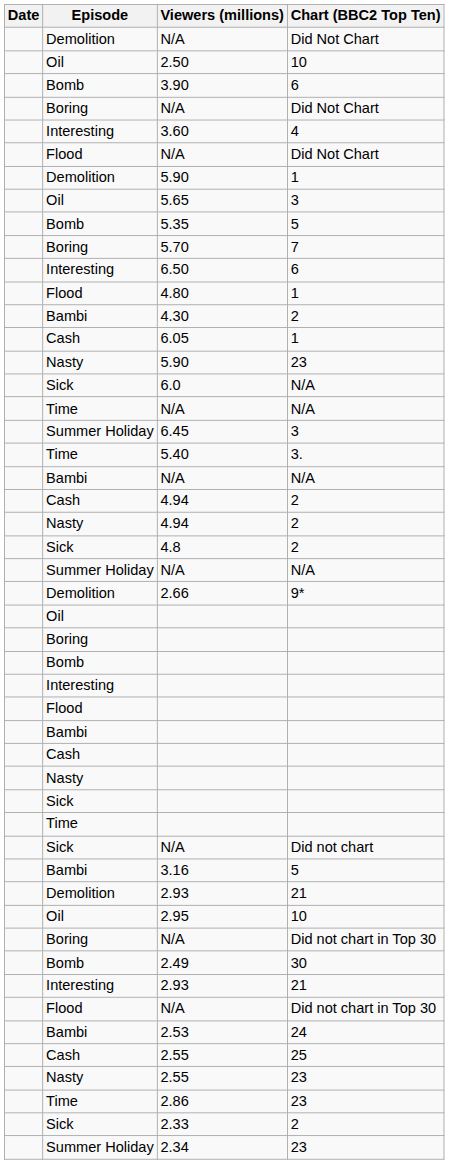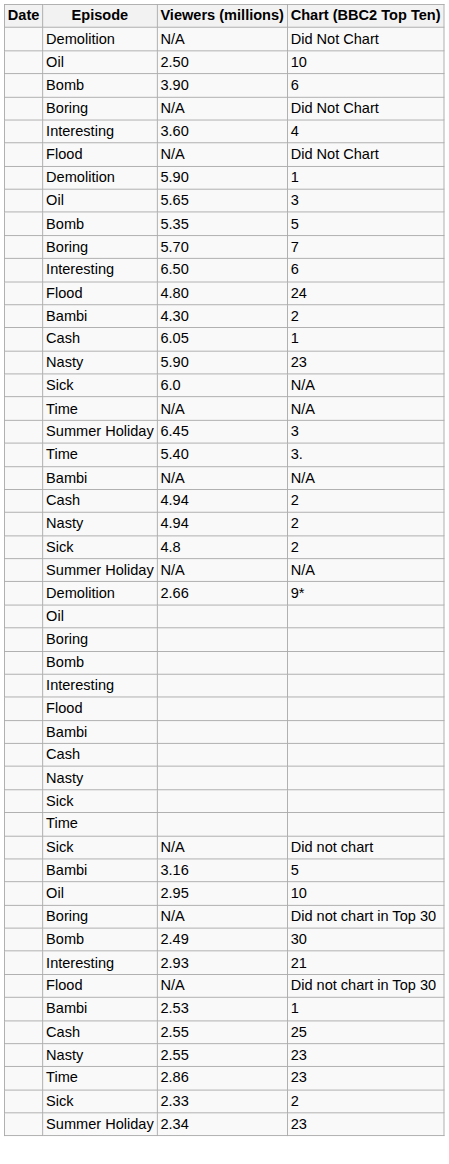(295, 293) 1 -> (299, 293) 24
- row: (80, 893)
(299, 1032) 24 -> (295, 1008) 1
